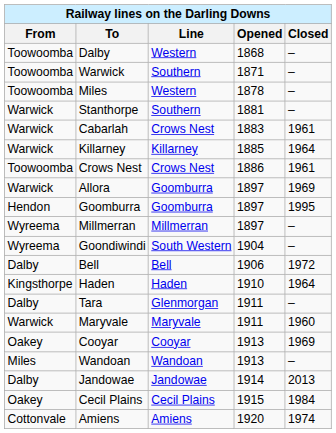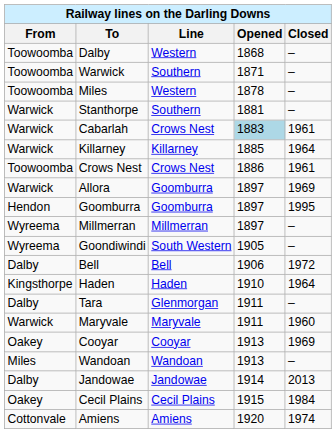(251, 130) no background -> (251, 130) lightblue background
(251, 245) 1904 -> (251, 245) 1905
